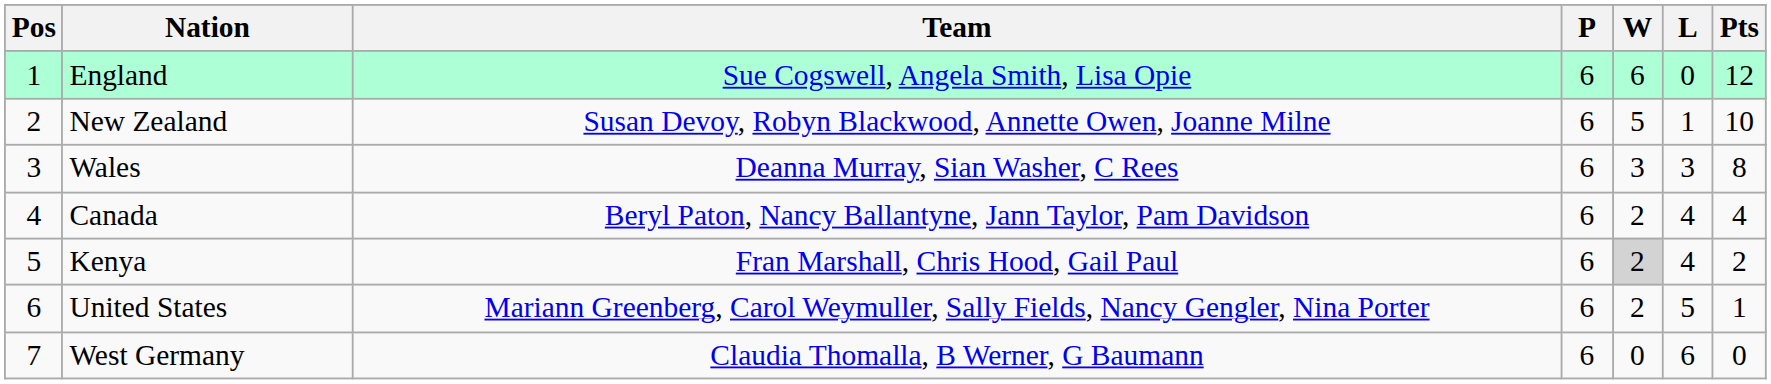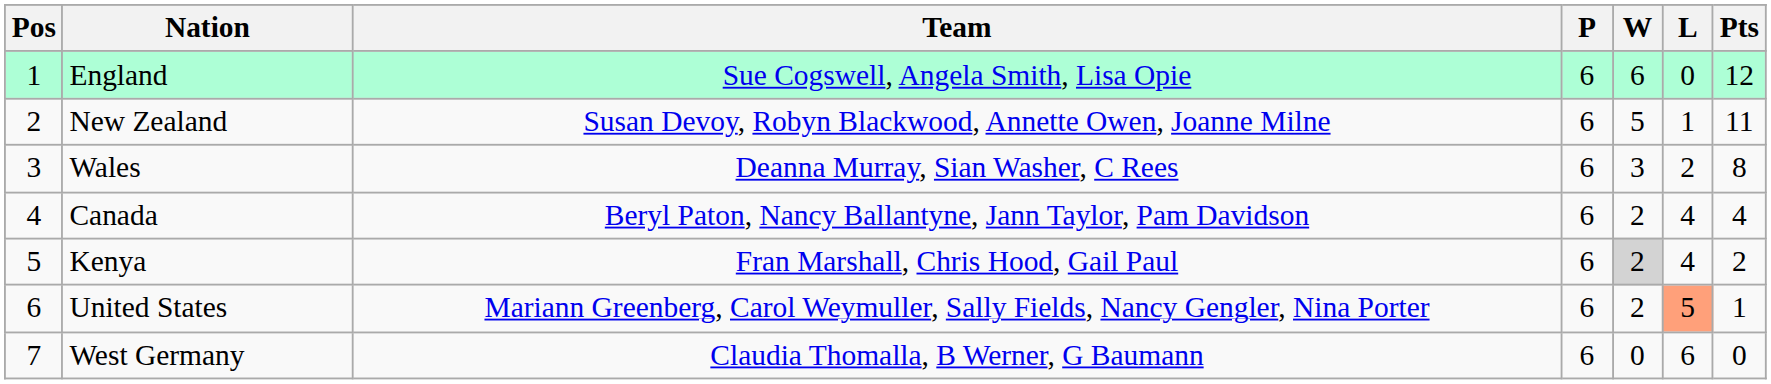(1739, 121) 10 -> (1739, 121) 11
(1688, 167) 3 -> (1688, 167) 2
(1688, 307) no background -> (1688, 307) lightsalmon background
